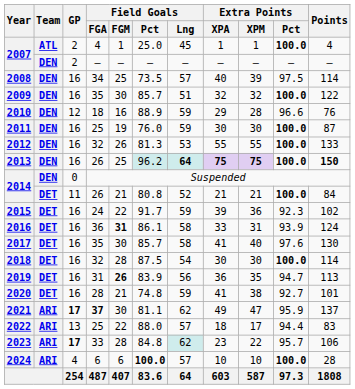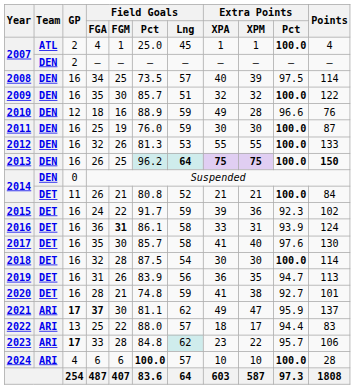(221, 112) 29 -> (221, 112) 49
(121, 277) bold -> (121, 277) normal
